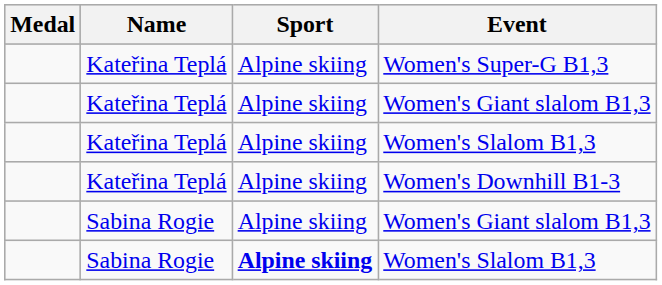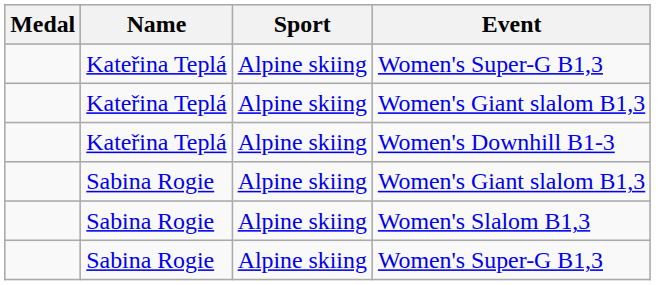- row: (156, 142)
(305, 260) bold -> (302, 221) normal
+ row: (150, 260)
